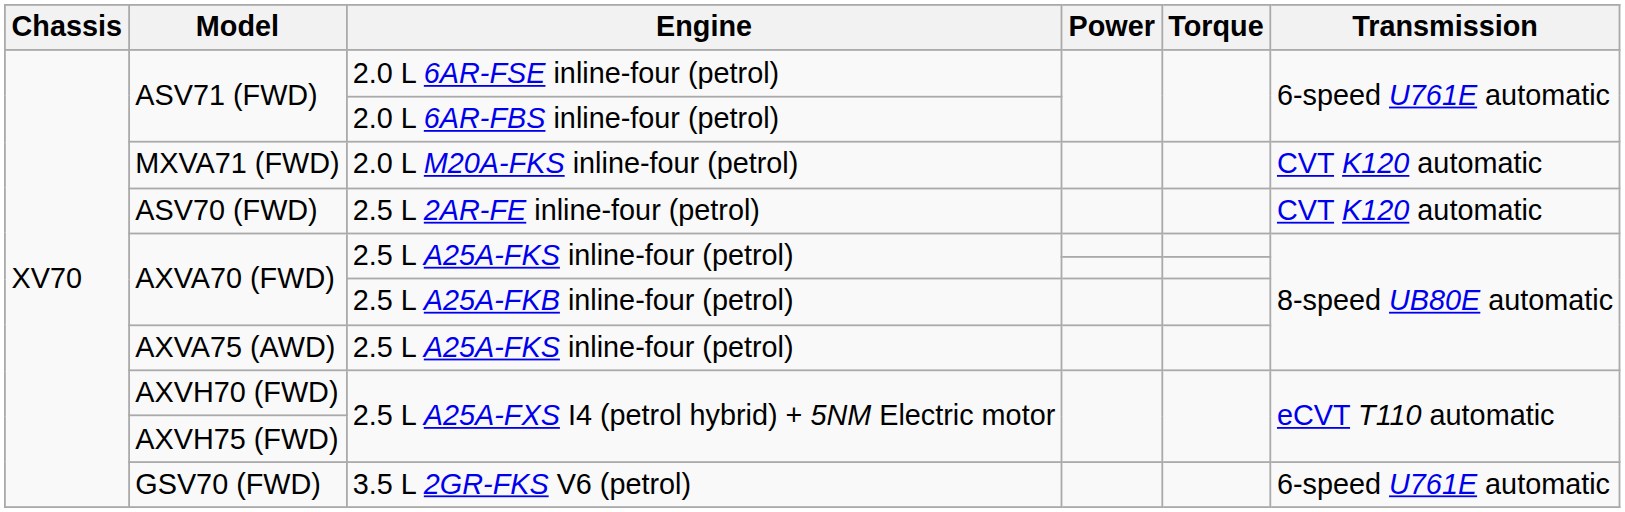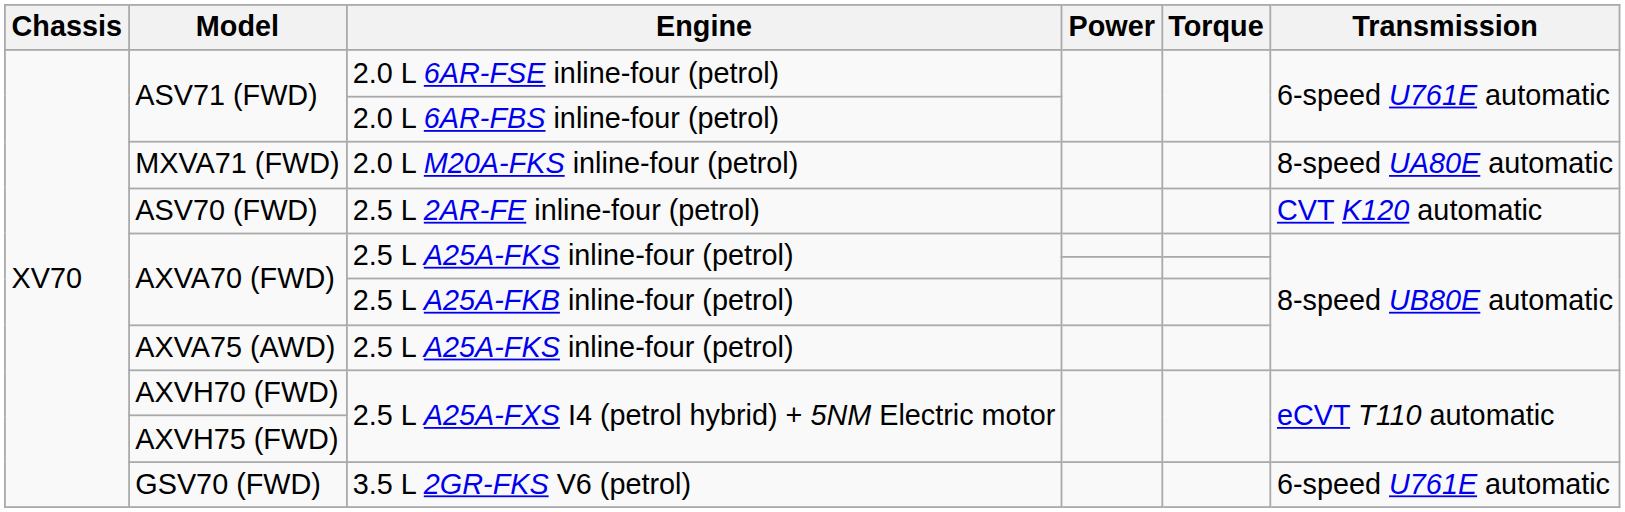(1410, 164) CVT K120 automatic -> (1445, 164) 8-speed UA80E automatic
